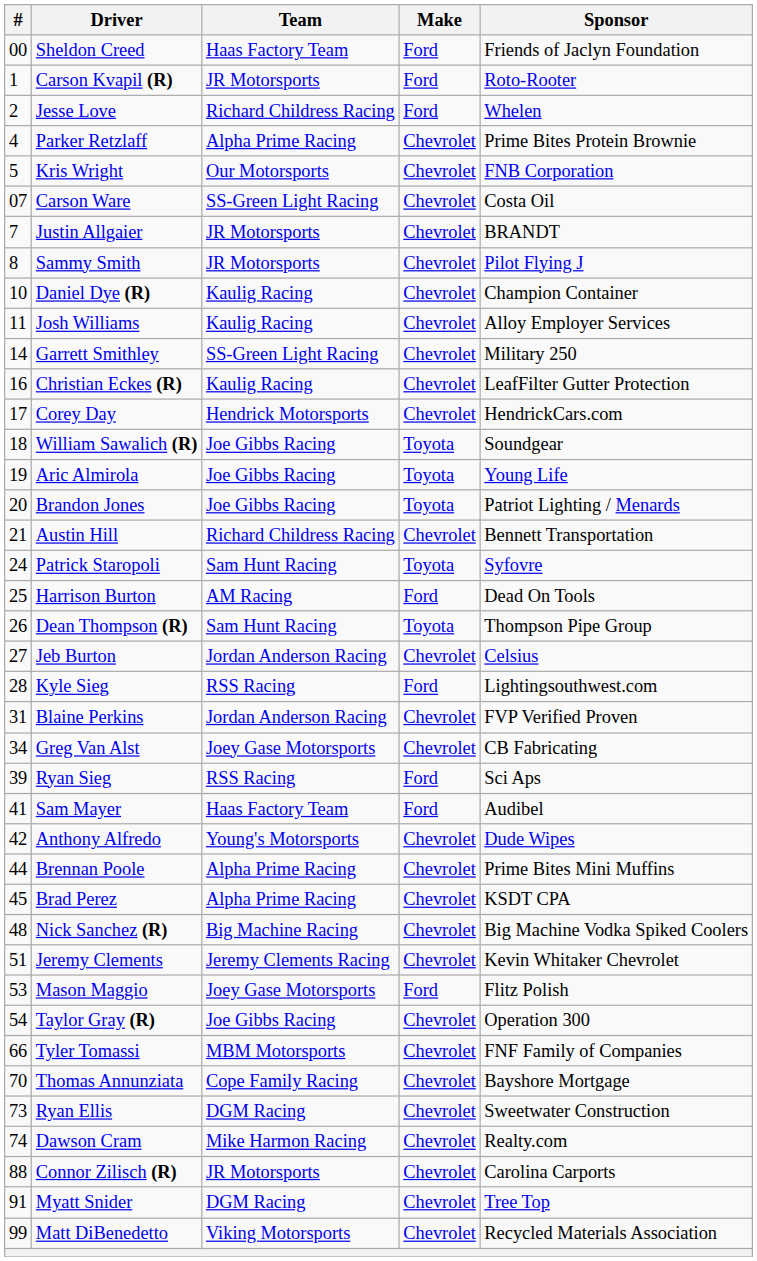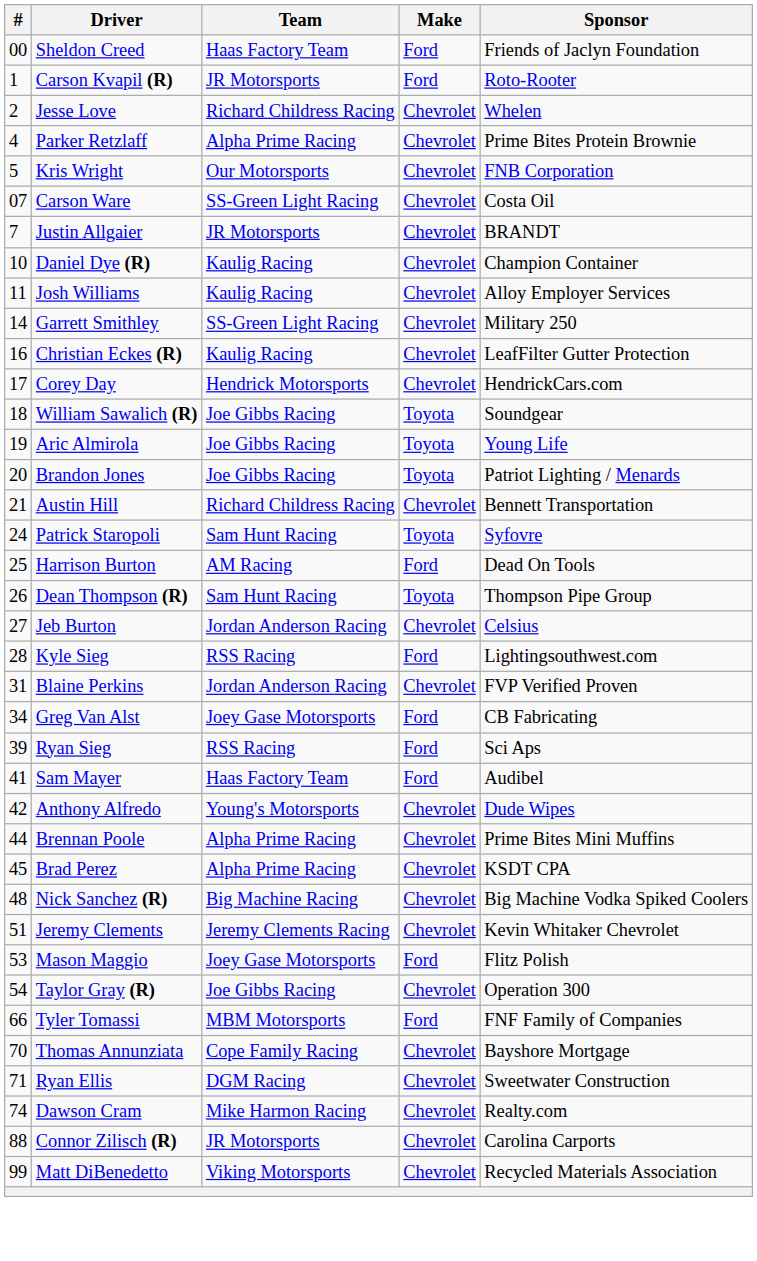(421, 110) Ford -> (440, 110) Chevrolet
- row: (88, 262)
(440, 747) Chevrolet -> (421, 717) Ford
(440, 1050) Chevrolet -> (421, 1020) Ford
(18, 1111) 73 -> (18, 1081) 71
- row: (84, 1202)
